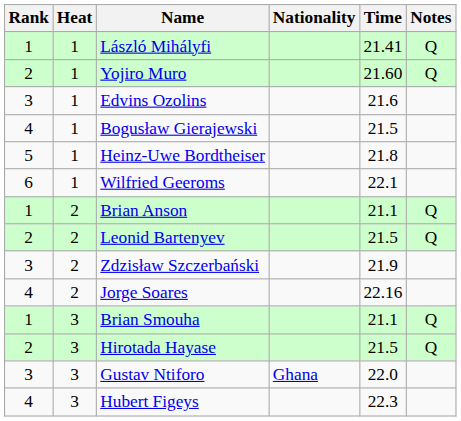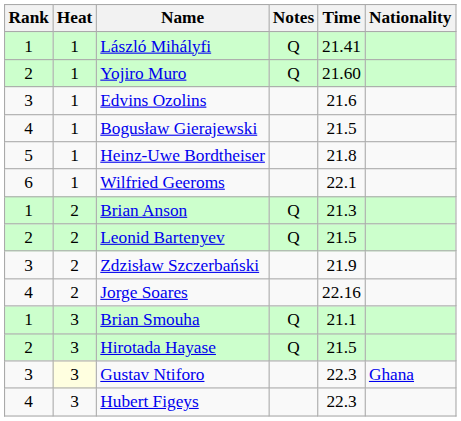columns swapped: (314, 18) <-> (431, 18)
(383, 210) 21.1 -> (342, 210) 21.3
(75, 374) no background -> (75, 374) lightyellow background
(383, 374) 22.0 -> (342, 374) 22.3
